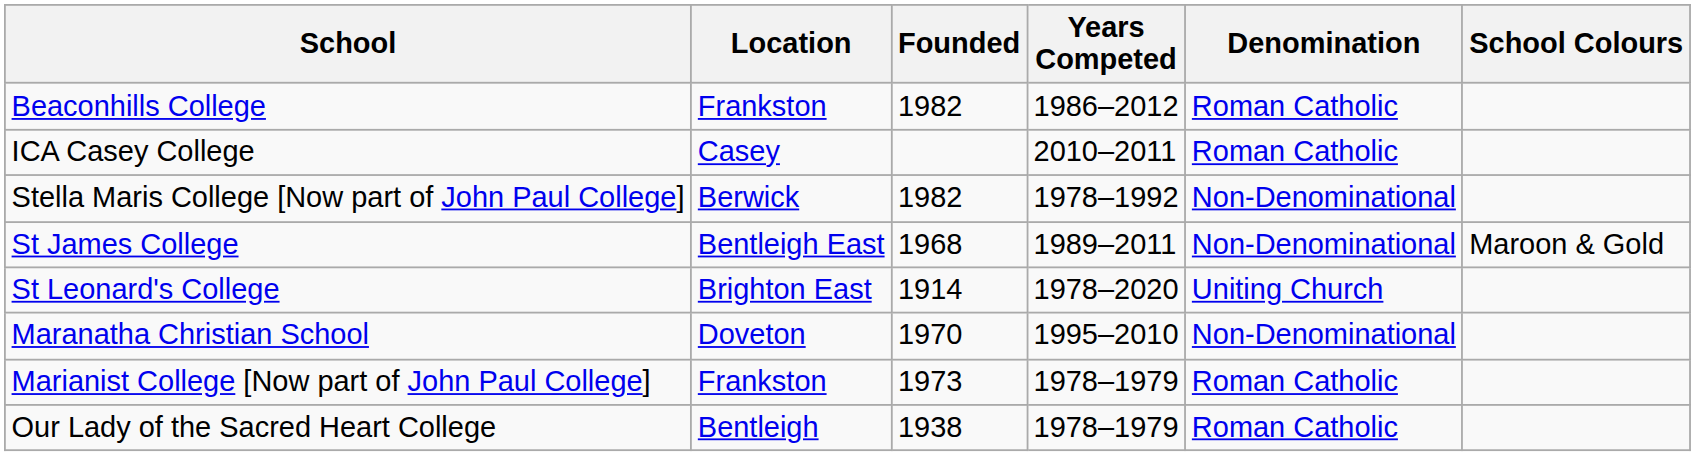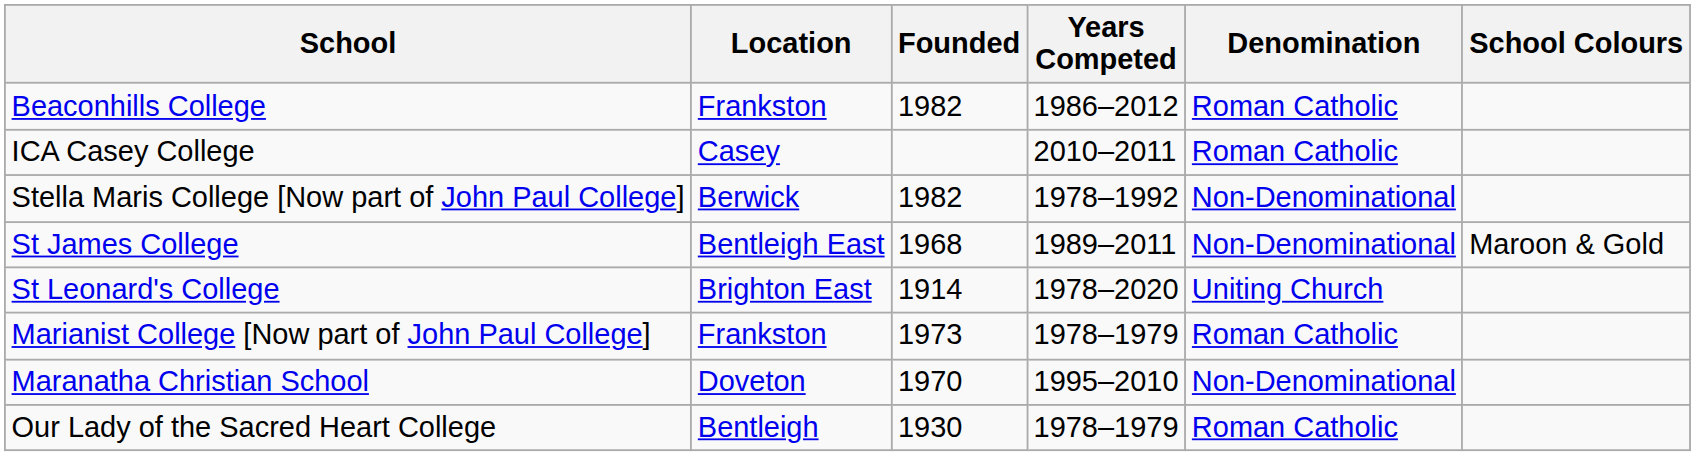rows swapped: (331, 381) <-> (190, 335)
(930, 427) 1938 -> (930, 427) 1930
